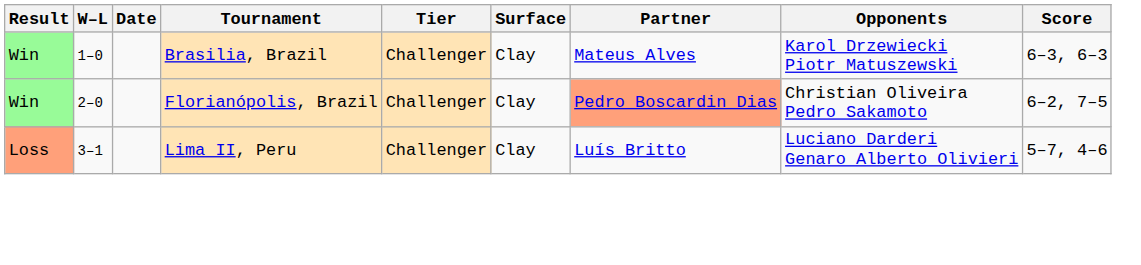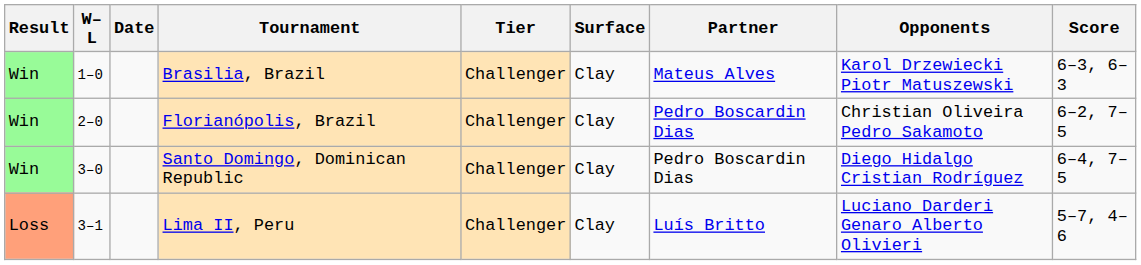(676, 103) lightsalmon background -> (730, 122) no background
+ row: (284, 169)
